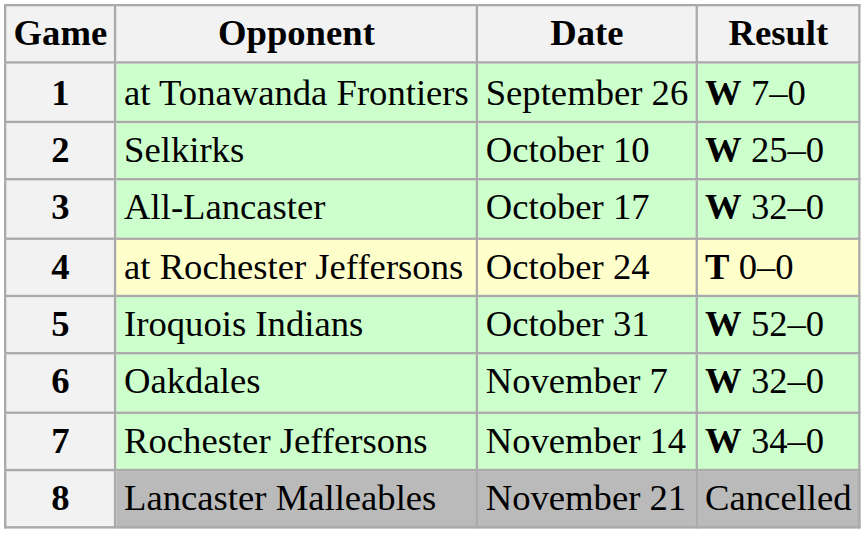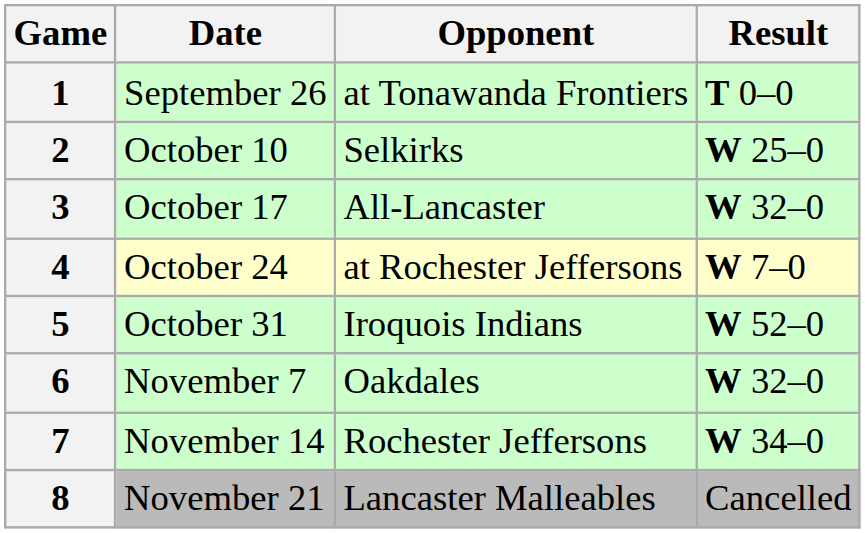columns swapped: (587, 33) <-> (296, 33)
(755, 91) W 7–0 -> (749, 91) T 0–0
(749, 265) T 0–0 -> (755, 265) W 7–0
